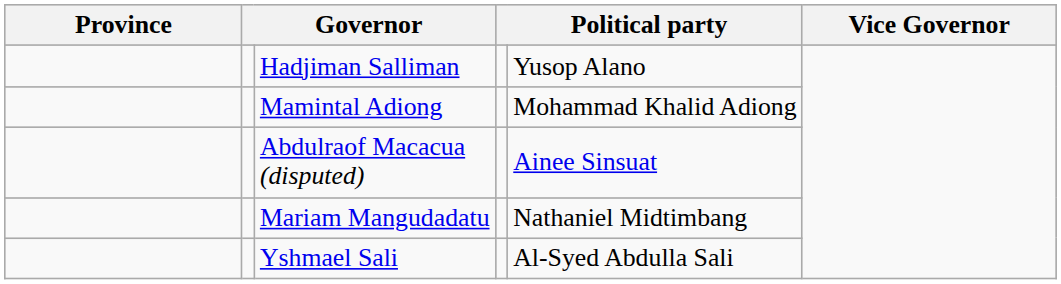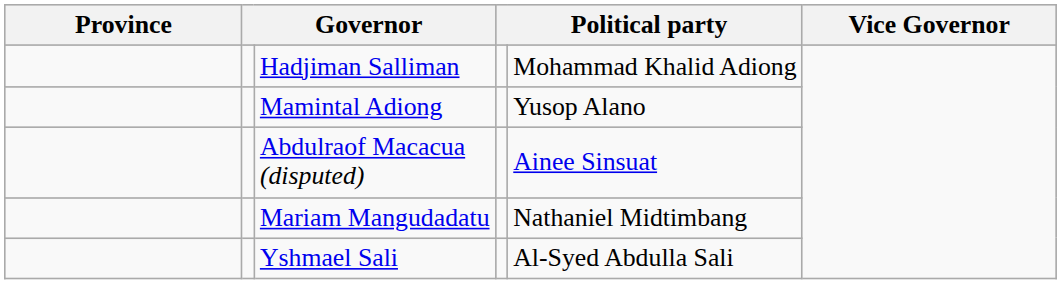(579, 65) Yusop Alano -> (655, 65) Mohammad Khalid Adiong
(655, 106) Mohammad Khalid Adiong -> (579, 106) Yusop Alano
